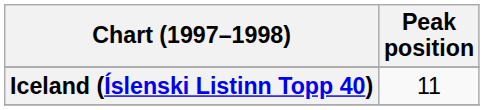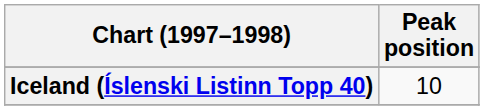(429, 85) 11 -> (429, 85) 10
